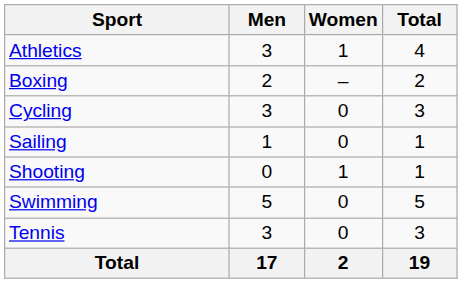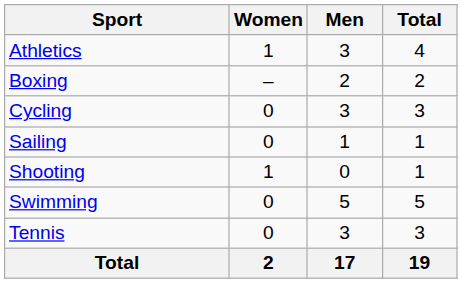columns swapped: (267, 19) <-> (343, 19)
